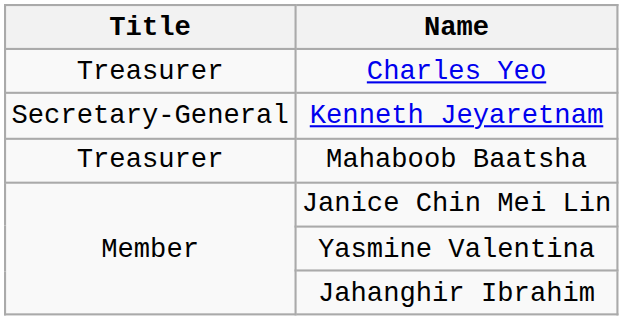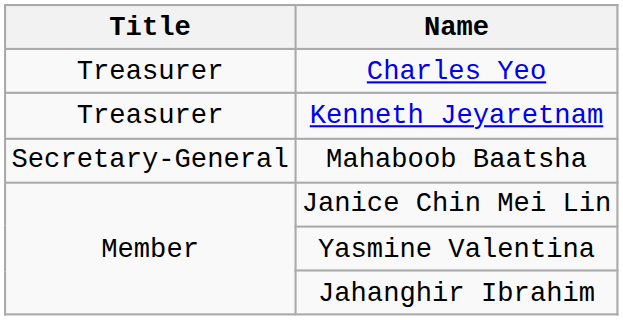(150, 116) Secretary-General -> (150, 116) Treasurer
(150, 160) Treasurer -> (150, 160) Secretary-General
